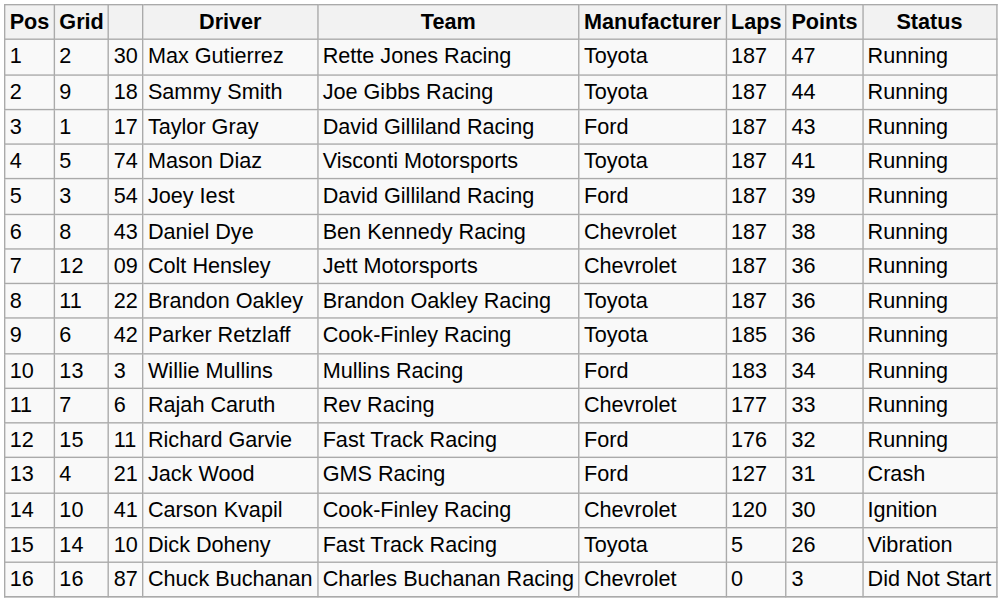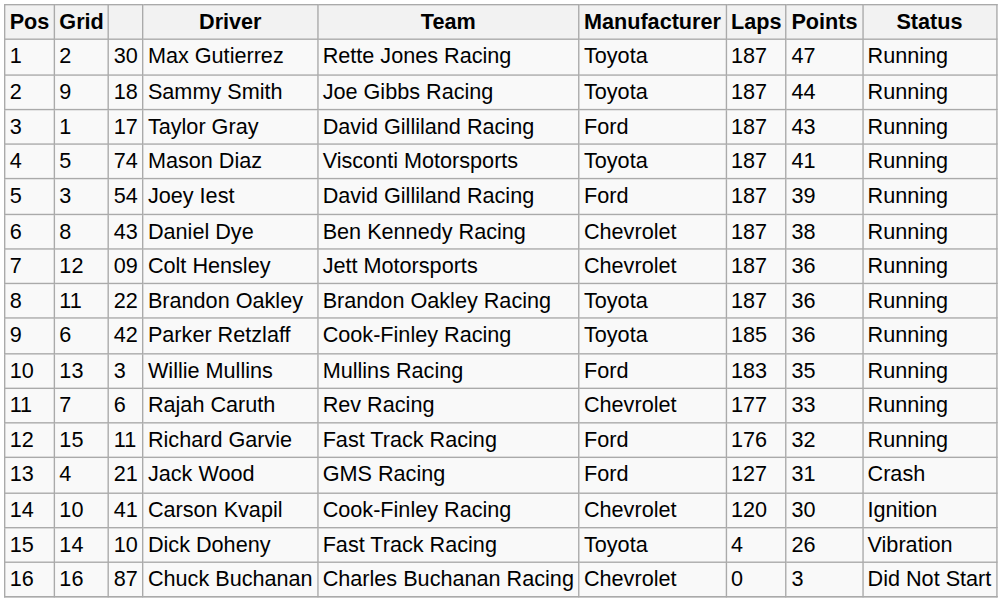(803, 370) 34 -> (803, 370) 35
(737, 544) 5 -> (737, 544) 4
